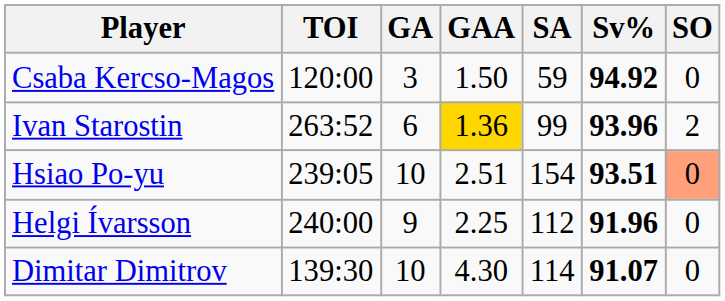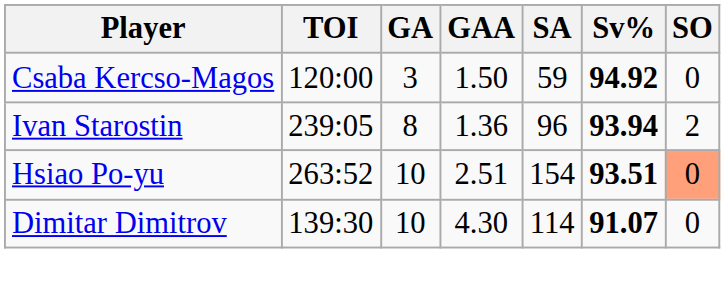(331, 125) 263:52 -> (331, 125) 239:05
(410, 125) 6 -> (410, 125) 8
(481, 125) gold background -> (481, 125) no background
(552, 125) 99 -> (552, 125) 96
(624, 125) 93.96 -> (624, 125) 93.94
(331, 174) 239:05 -> (331, 174) 263:52
- row: (102, 222)
